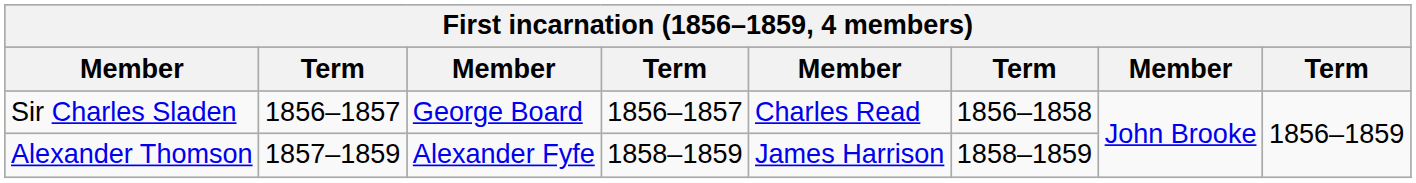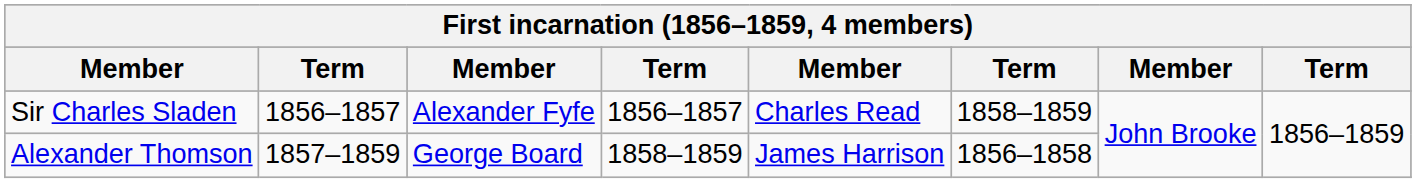(498, 111) George Board -> (504, 111) Alexander Fyfe
(1024, 111) 1856–1858 -> (1024, 111) 1858–1859
(504, 154) Alexander Fyfe -> (498, 154) George Board
(1024, 154) 1858–1859 -> (1024, 154) 1856–1858
